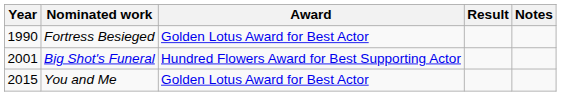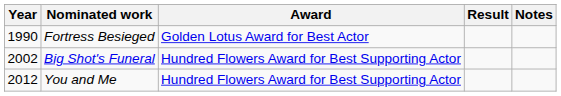(23, 58) 2001 -> (23, 58) 2002
(23, 79) 2015 -> (23, 79) 2012
(265, 79) Golden Lotus Award for Best Actor -> (311, 79) Hundred Flowers Award for Best Supporting Actor
